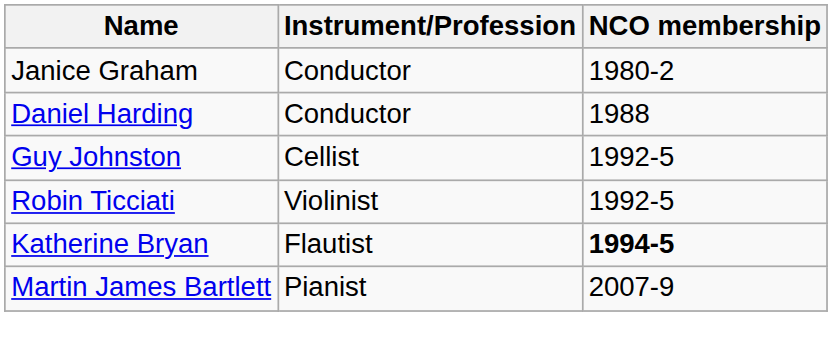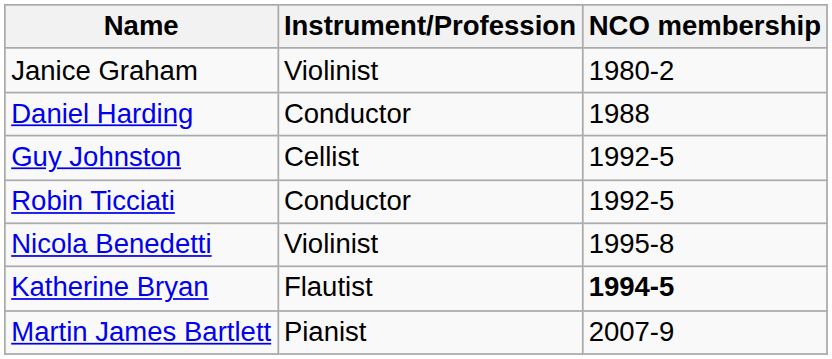(347, 69) Conductor -> (331, 69) Violinist
(331, 200) Violinist -> (347, 200) Conductor
+ row: (111, 244)
